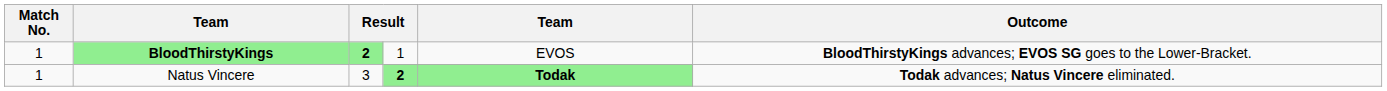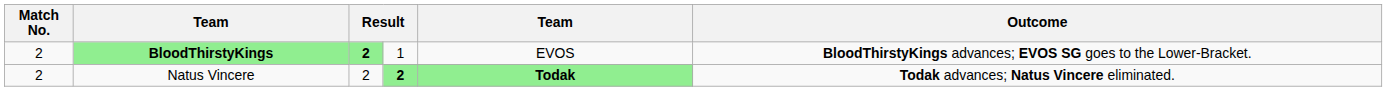(39, 53) 1 -> (39, 53) 2
(39, 75) 1 -> (39, 75) 2
(366, 75) 3 -> (366, 75) 2
